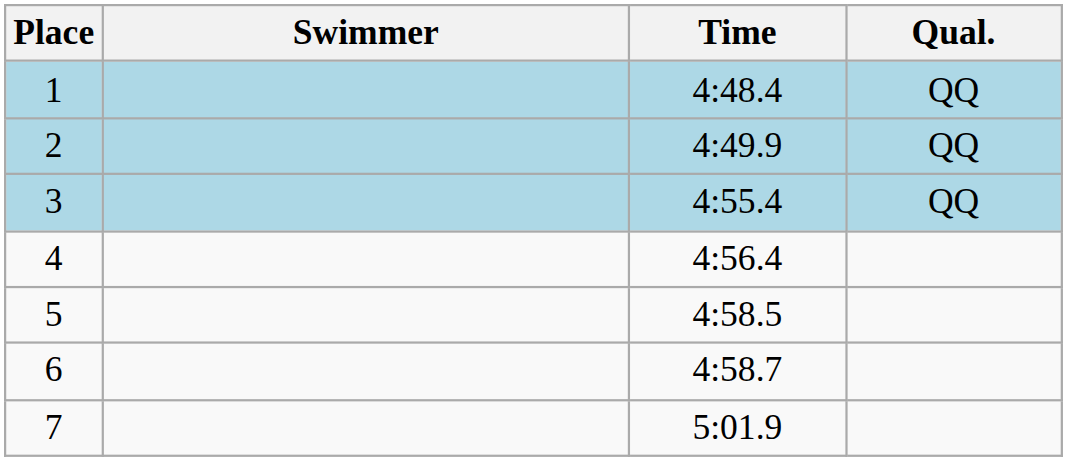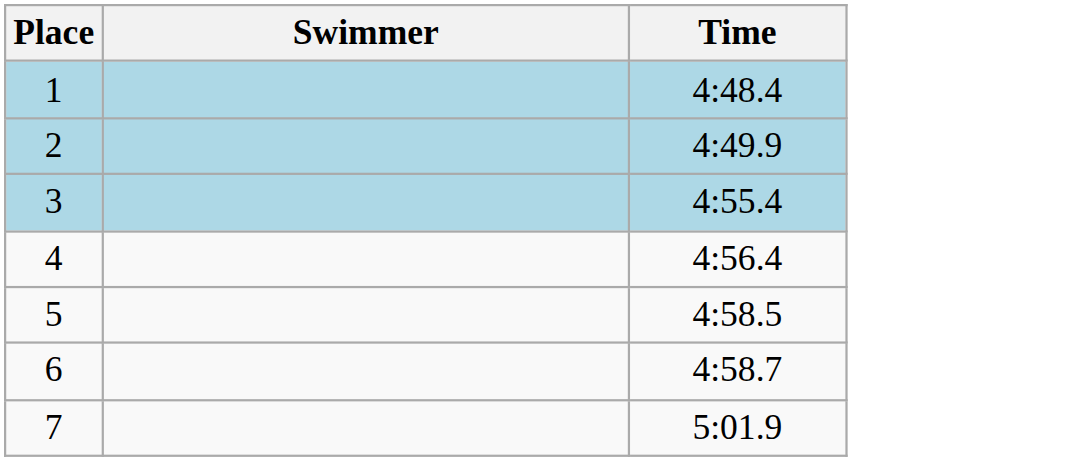- column: (954, 32)
